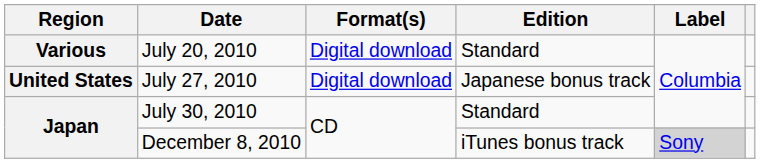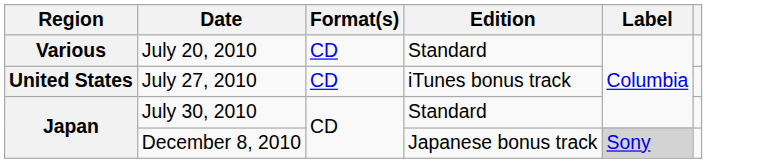(381, 50) Digital download -> (324, 50) CD
(381, 81) Digital download -> (324, 81) CD
(556, 81) Japanese bonus track -> (490, 81) iTunes bonus track
(542, 142) iTunes bonus track -> (503, 142) Japanese bonus track
